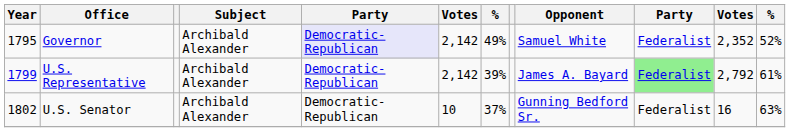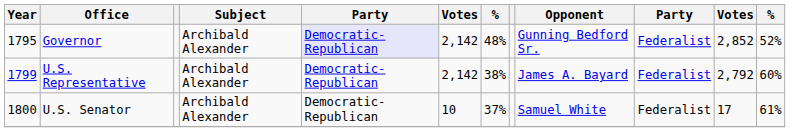(495, 41) 49% -> (495, 41) 48%
(562, 41) Samuel White -> (573, 41) Gunning Bedford Sr.
(735, 41) 2,352 -> (735, 41) 2,852
(495, 75) 39% -> (495, 75) 38%
(674, 75) lightgreen background -> (674, 75) no background
(771, 75) 61% -> (771, 75) 60%
(22, 109) 1802 -> (22, 109) 1800
(573, 109) Gunning Bedford Sr. -> (562, 109) Samuel White
(724, 109) 16 -> (724, 109) 17
(771, 109) 63% -> (771, 109) 61%
